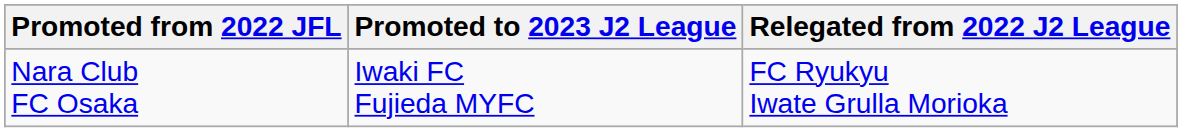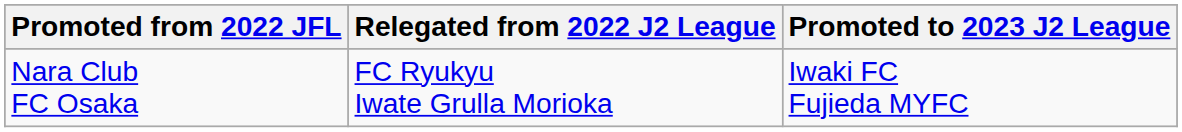columns swapped: (545, 26) <-> (960, 26)
